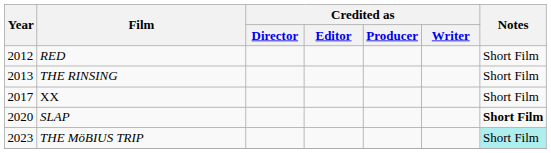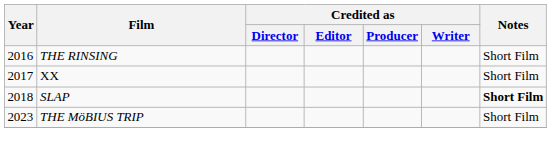- row: (53, 55)
(20, 76) 2013 -> (20, 55) 2016
(20, 117) 2020 -> (20, 96) 2018
(511, 138) paleturquoise background -> (511, 117) no background
